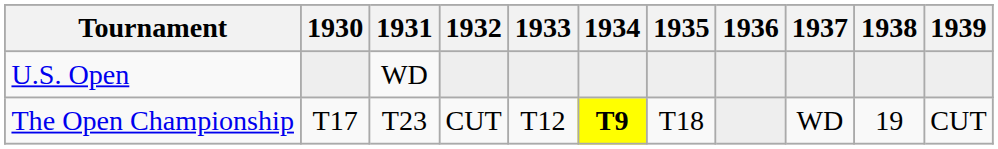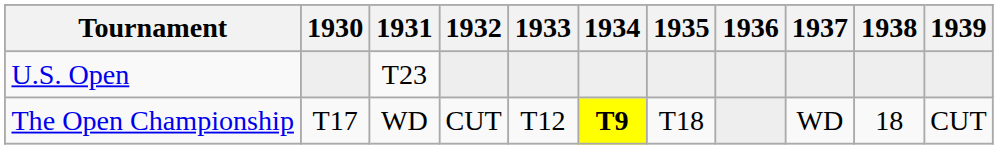(404, 74) WD -> (404, 74) T23
(404, 120) T23 -> (404, 120) WD
(889, 120) 19 -> (889, 120) 18
